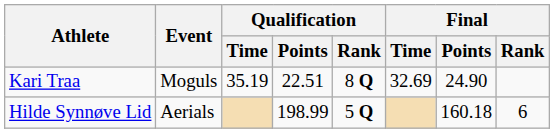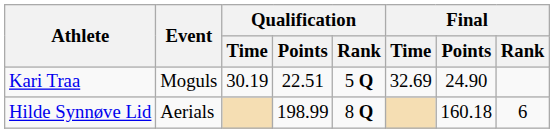(247, 82) 35.19 -> (247, 82) 30.19
(359, 82) 8 Q -> (359, 82) 5 Q
(359, 112) 5 Q -> (359, 112) 8 Q
